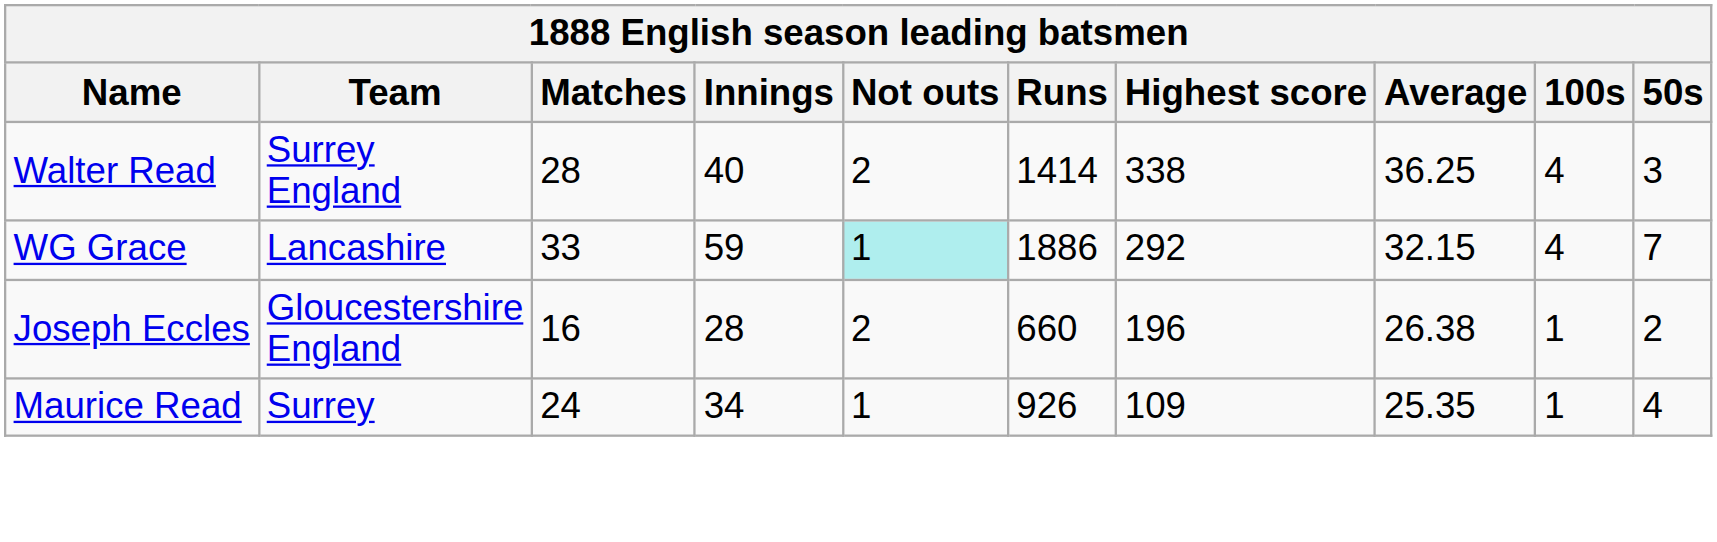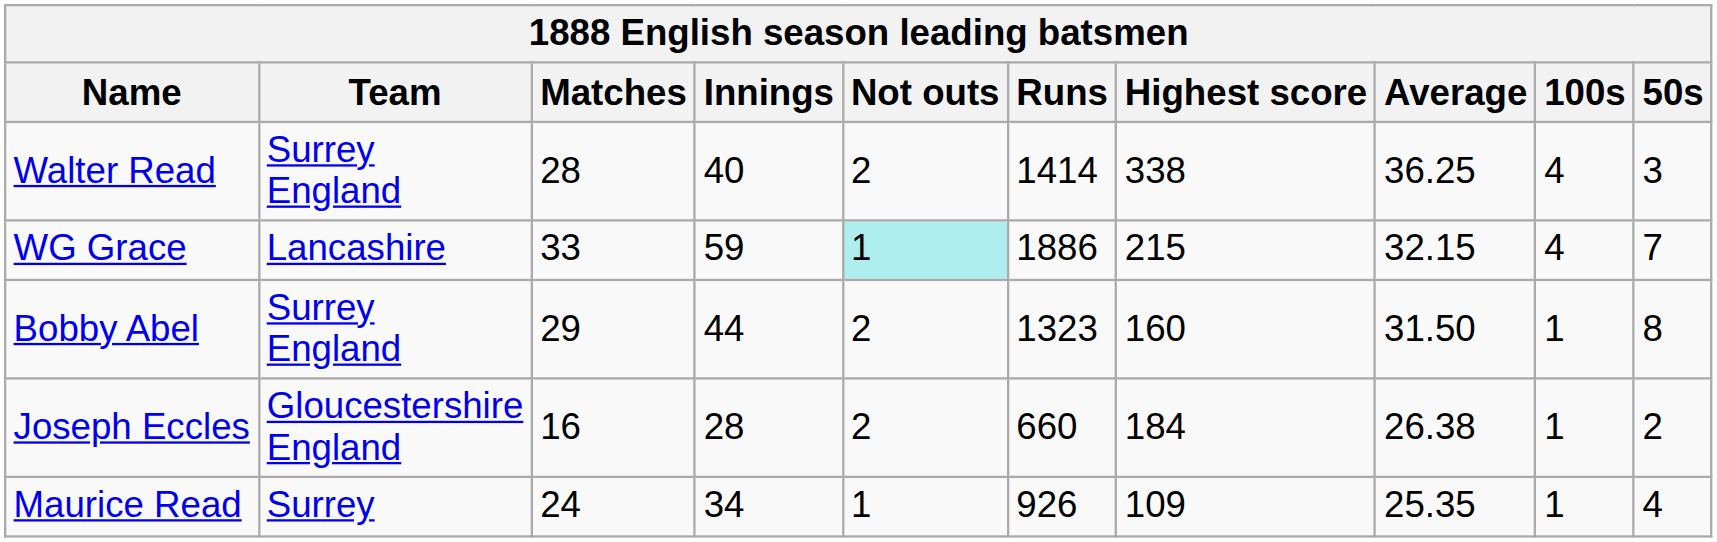(1155, 249) 292 -> (1155, 249) 215
+ row: (106, 327)
(1155, 327) 196 -> (1155, 427) 184
